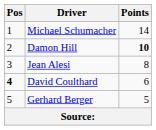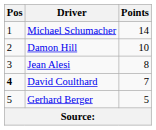(144, 47) bold -> (144, 47) normal
(146, 82) 6 -> (146, 82) 7
